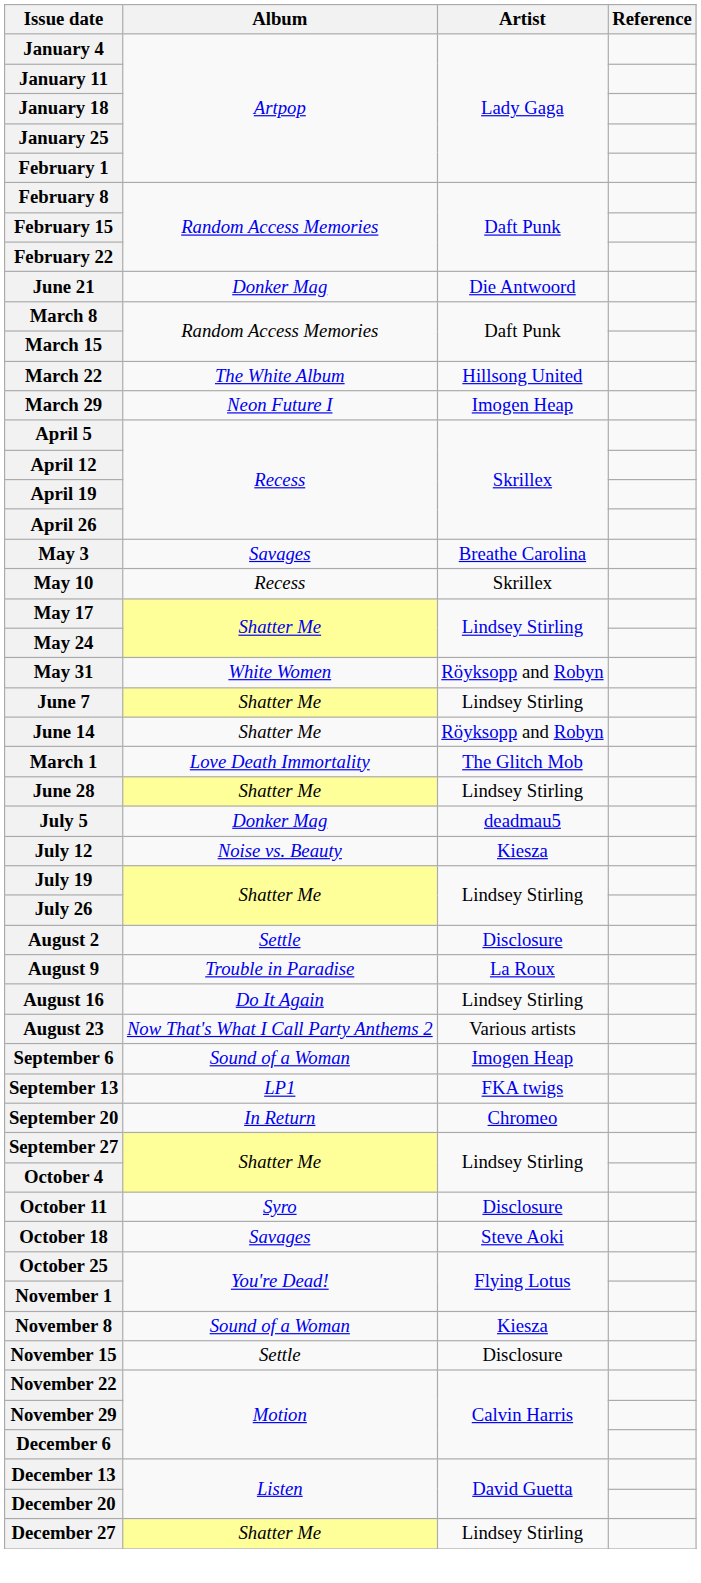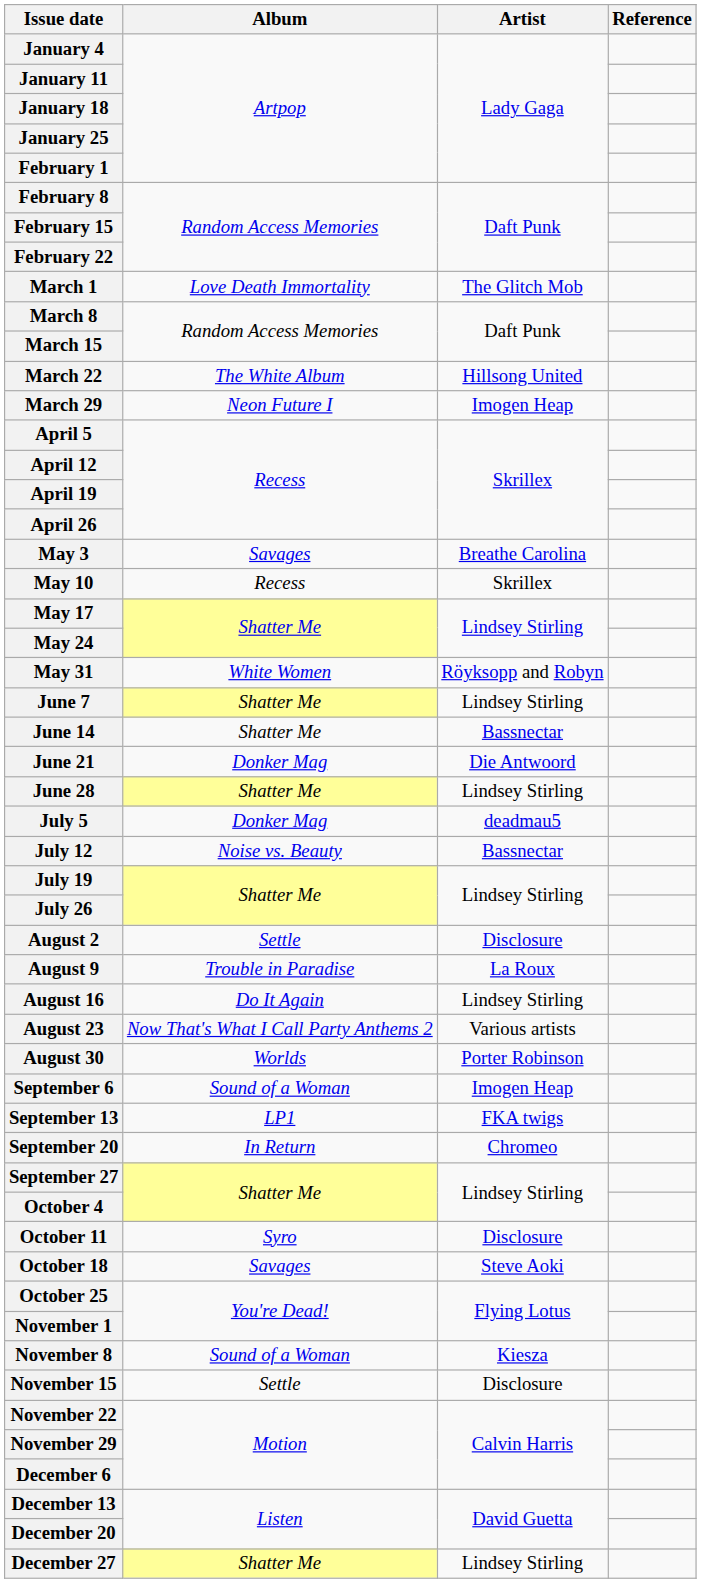rows swapped: (64, 761) <-> (64, 286)
(522, 731) Röyksopp and Robyn -> (522, 731) Bassnectar
(522, 850) Kiesza -> (522, 850) Bassnectar
+ row: (64, 1058)
